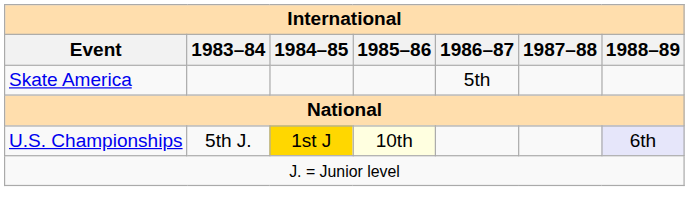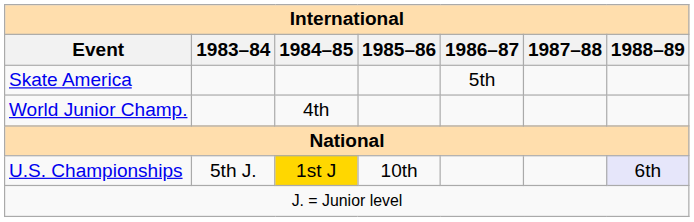+ row: (98, 110)
(394, 140) lightyellow background -> (399, 170) no background
